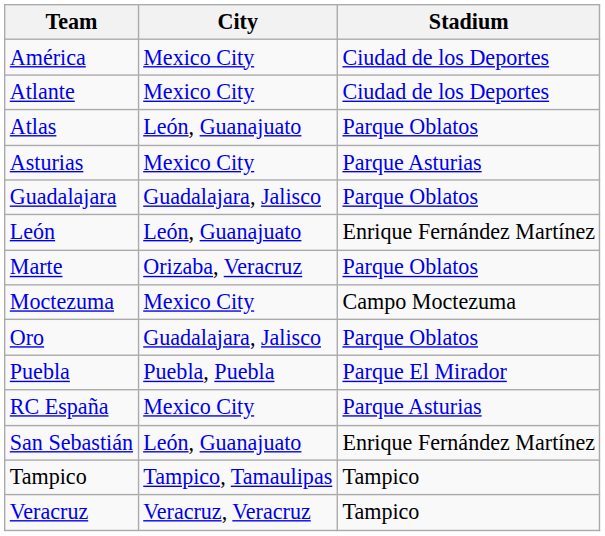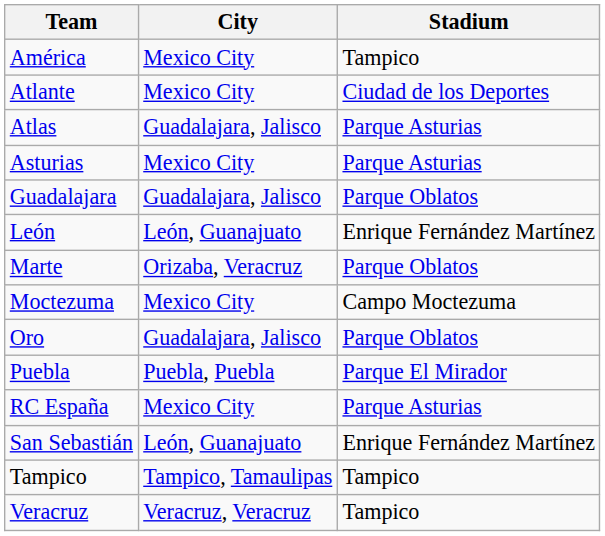(446, 57) Ciudad de los Deportes -> (381, 57) Tampico
(222, 127) León, Guanajuato -> (232, 127) Guadalajara, Jalisco
(410, 127) Parque Oblatos -> (412, 127) Parque Asturias
